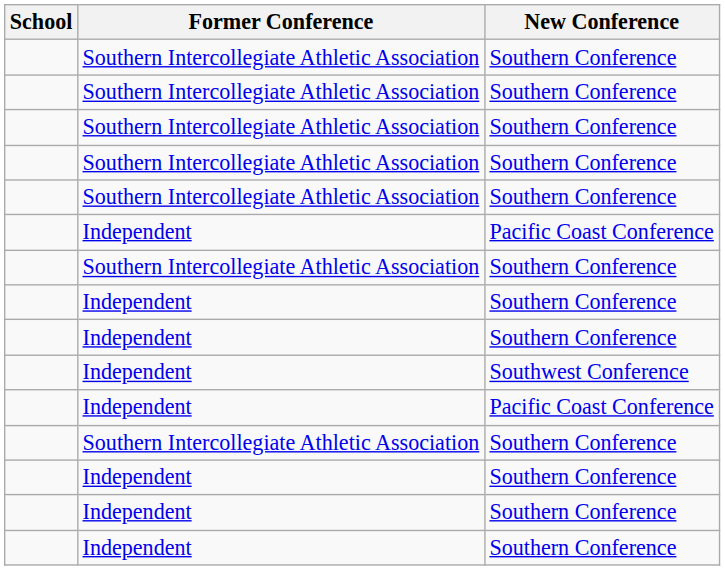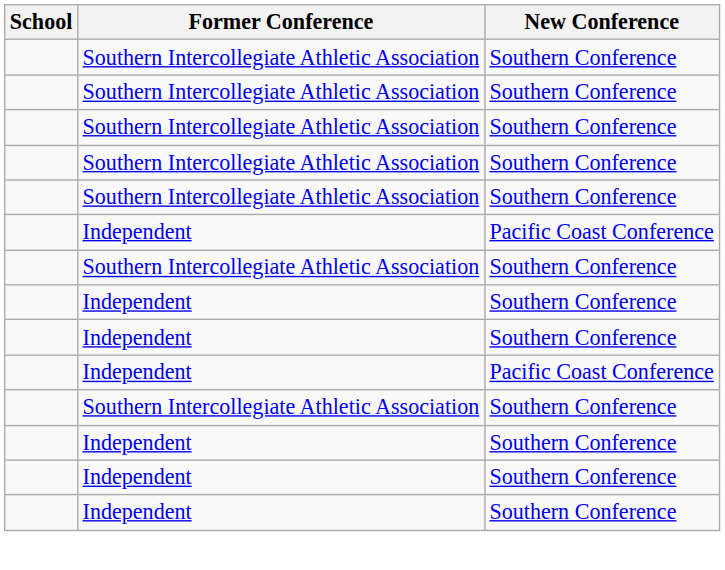- row: (137, 372)
